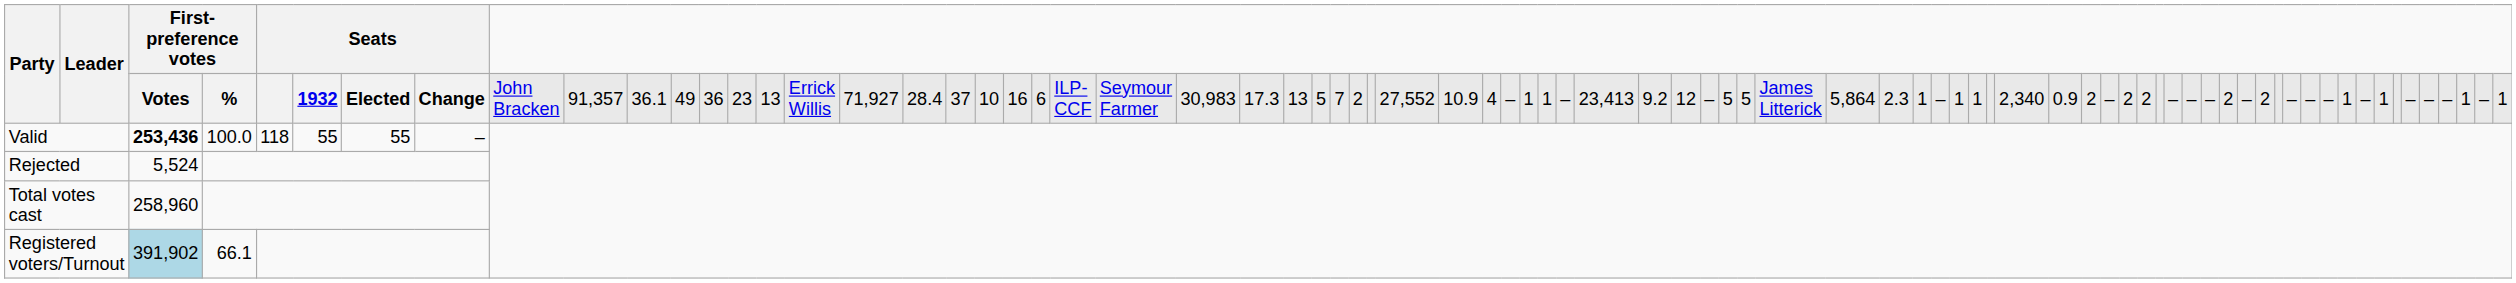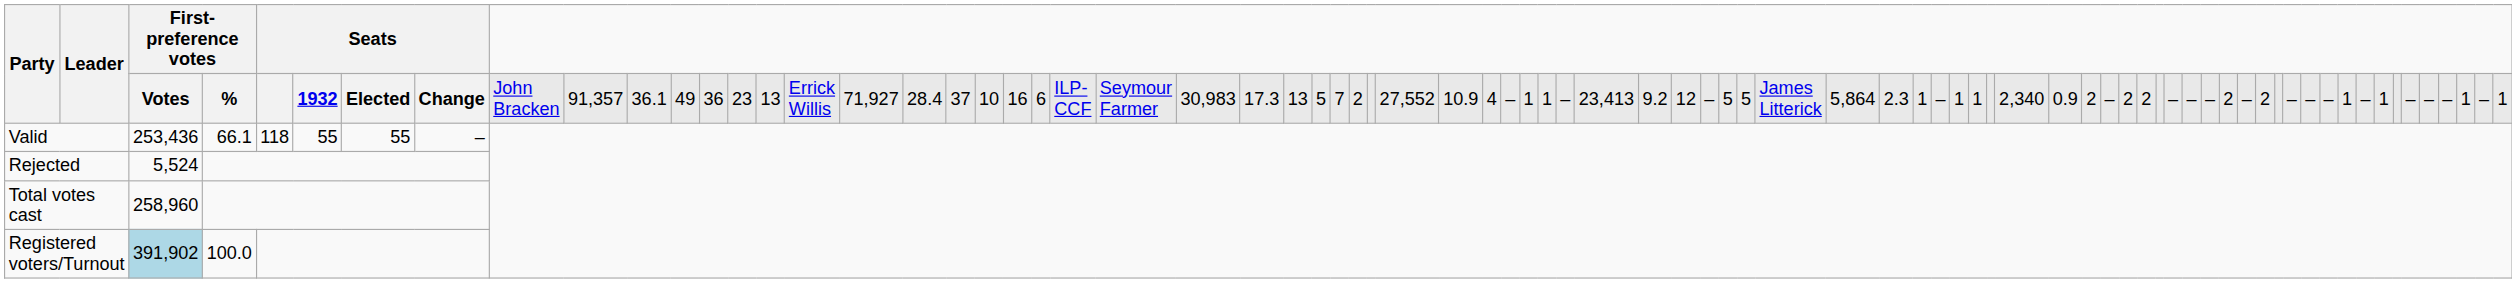(166, 137) bold -> (166, 137) normal
(229, 137) 100.0 -> (234, 137) 66.1
(234, 253) 66.1 -> (229, 253) 100.0
